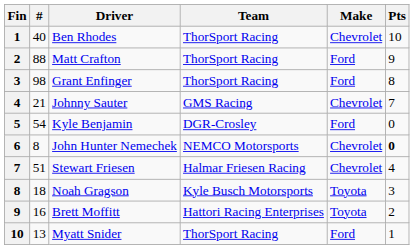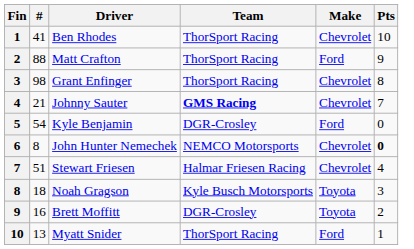(39, 37) 40 -> (39, 37) 41
(343, 81) Ford -> (345, 81) Chevrolet
(218, 102) normal -> (220, 102) bold
(253, 211) Hattori Racing Enterprises -> (220, 211) DGR-Crosley
